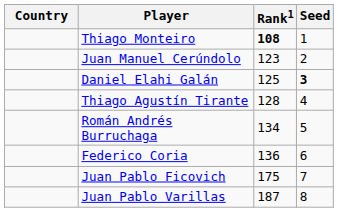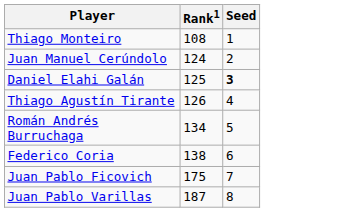- column: (41, 16)
(269, 39) bold -> (195, 39) normal
(269, 59) 123 -> (195, 59) 124
(269, 100) 128 -> (195, 100) 126
(269, 156) 136 -> (195, 156) 138
